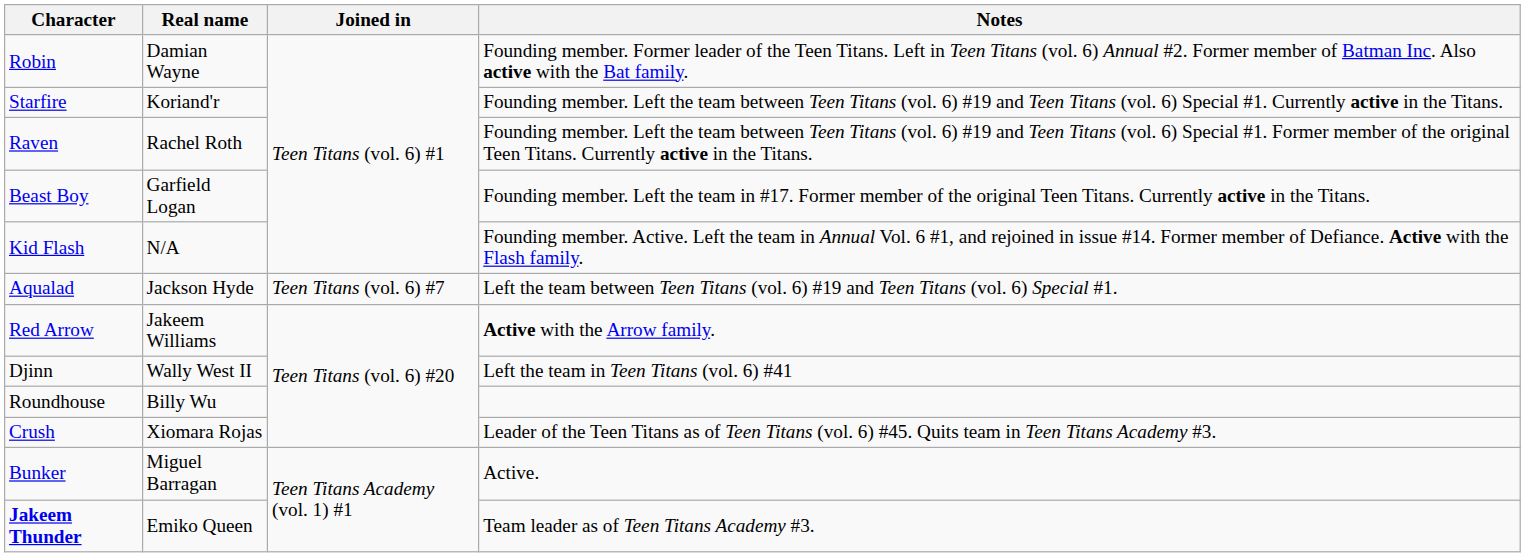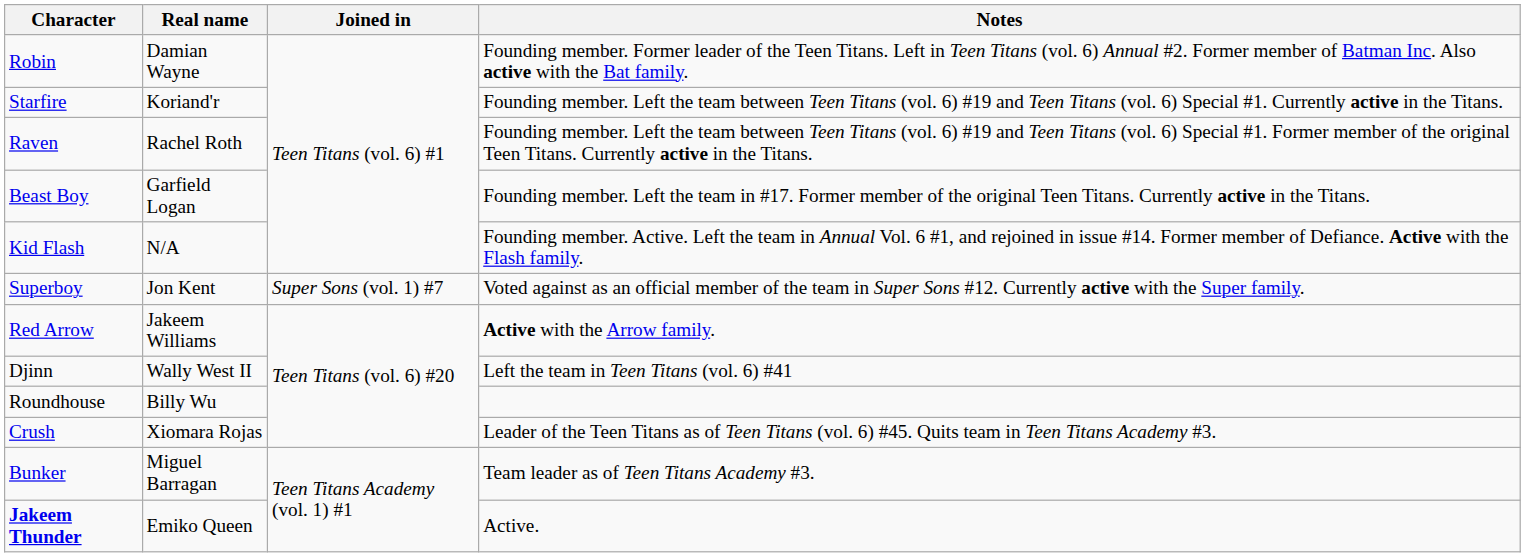- row: (42, 288)
+ row: (46, 288)
(511, 473) Active. -> (649, 473) Team leader as of Teen Titans Academy #3.
(649, 525) Team leader as of Teen Titans Academy #3. -> (511, 525) Active.
